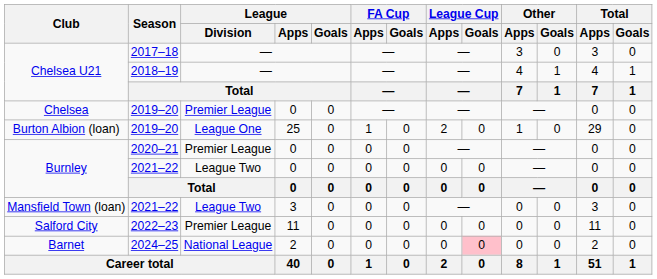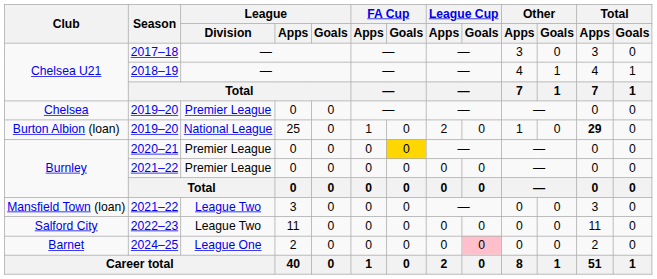(228, 129) League One -> (228, 129) National League
(595, 129) normal -> (595, 129) bold
(406, 149) no background -> (406, 149) gold background
(228, 168) League Two -> (228, 168) Premier League
(228, 226) Premier League -> (228, 226) League Two
(228, 245) National League -> (228, 245) League One
